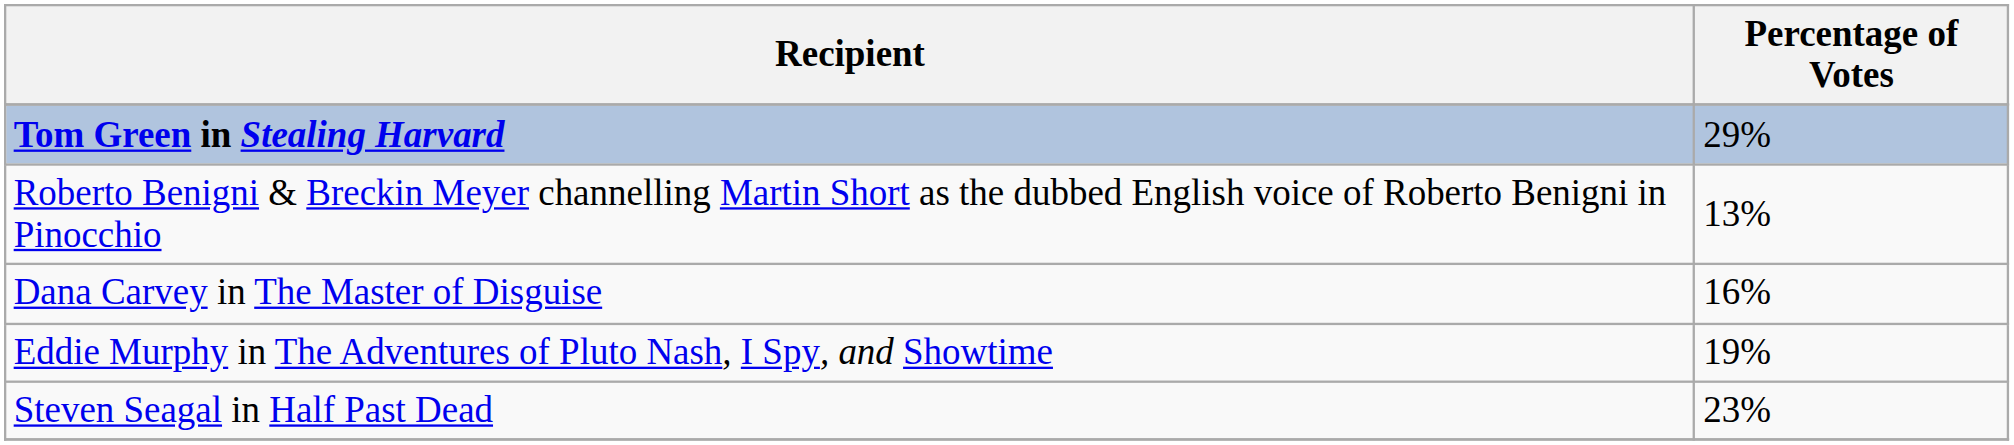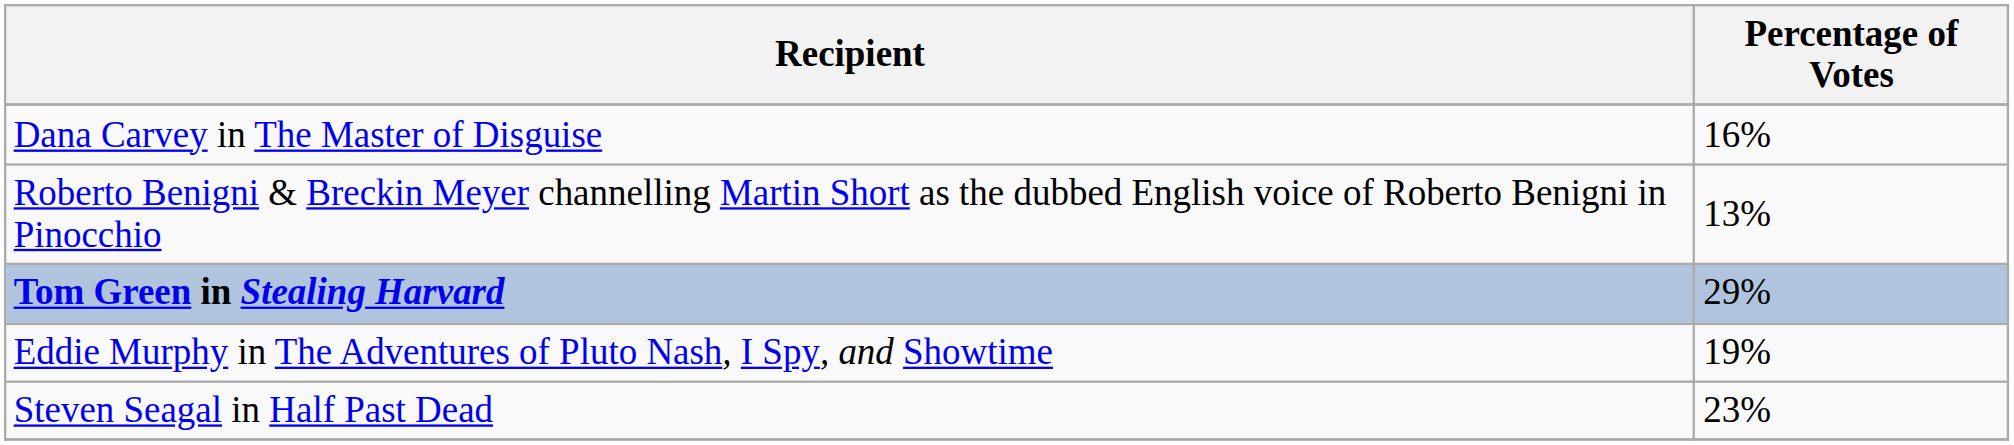rows swapped: (259, 134) <-> (308, 292)
